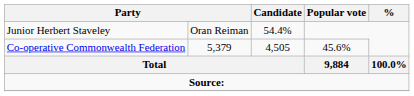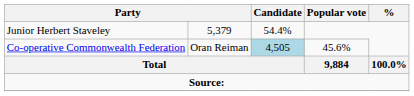(219, 30) Oran Reiman -> (219, 30) 5,379
(219, 47) 5,379 -> (219, 47) Oran Reiman
(278, 47) no background -> (278, 47) lightblue background
